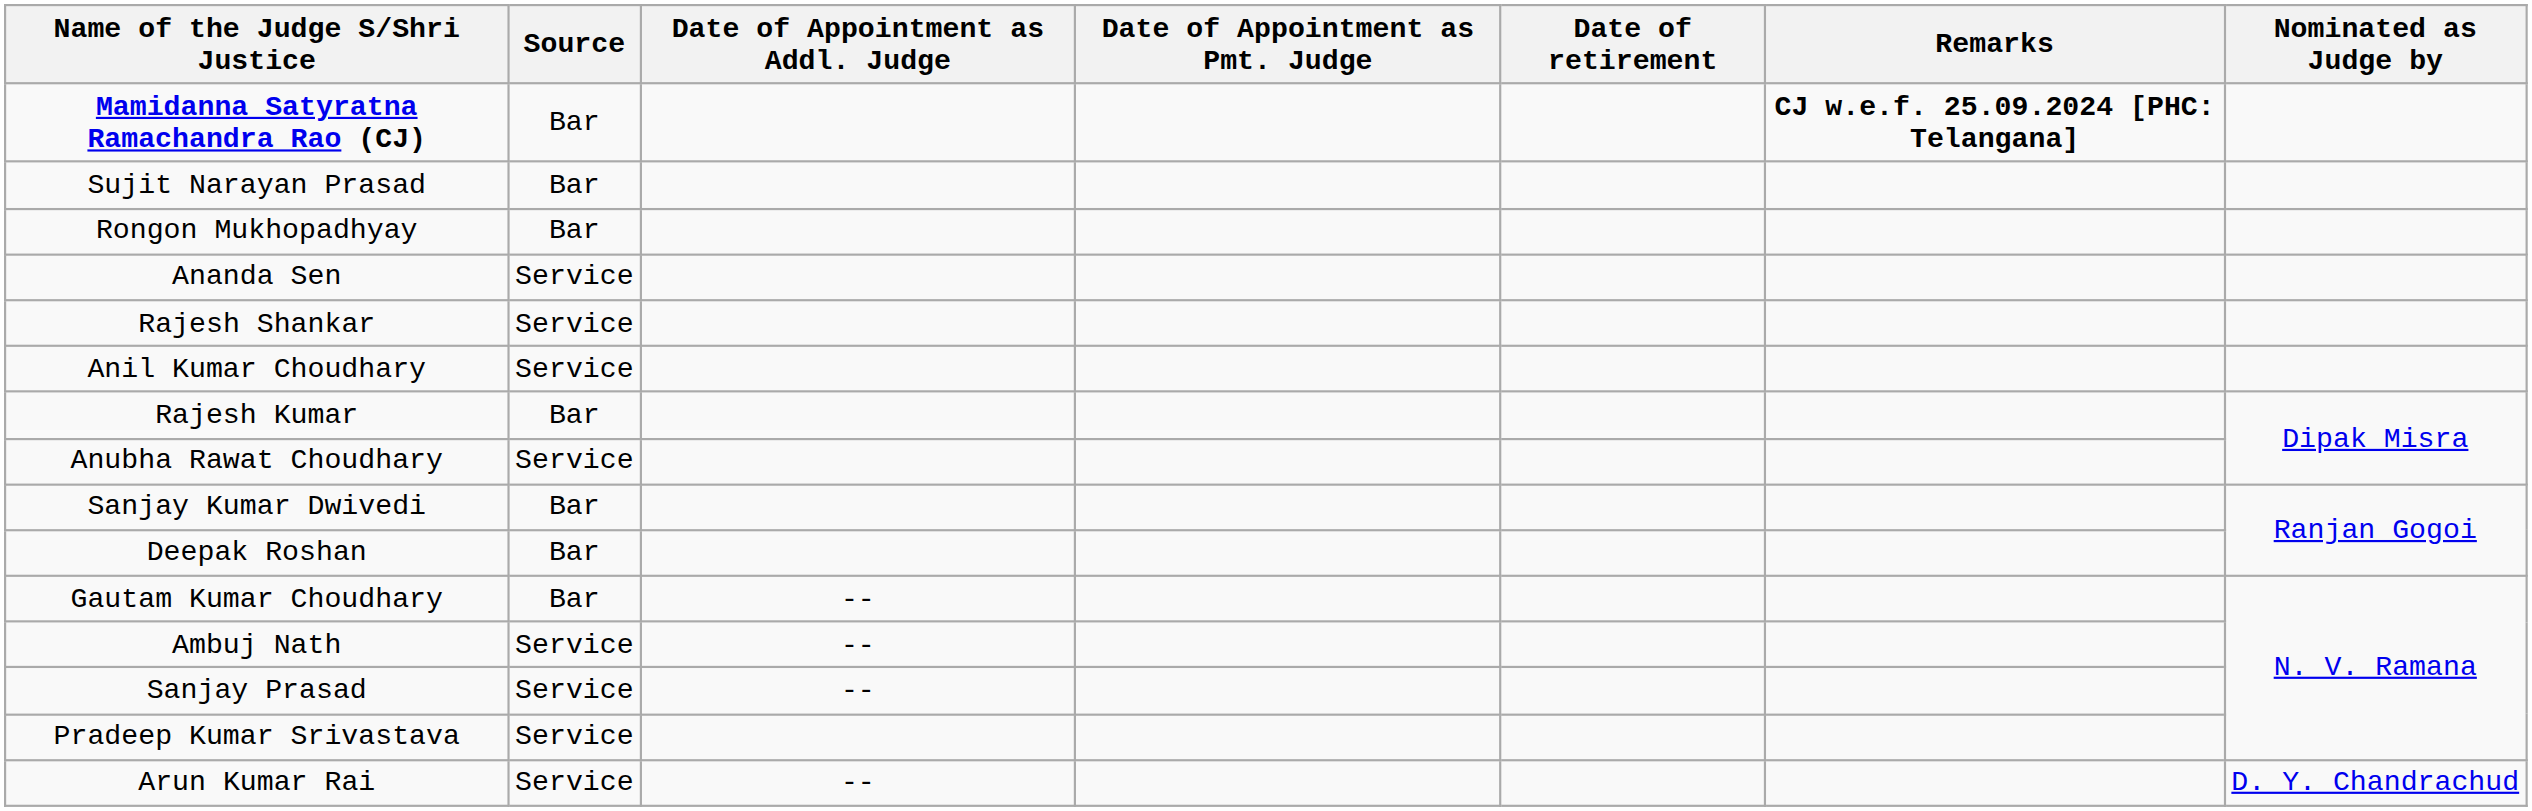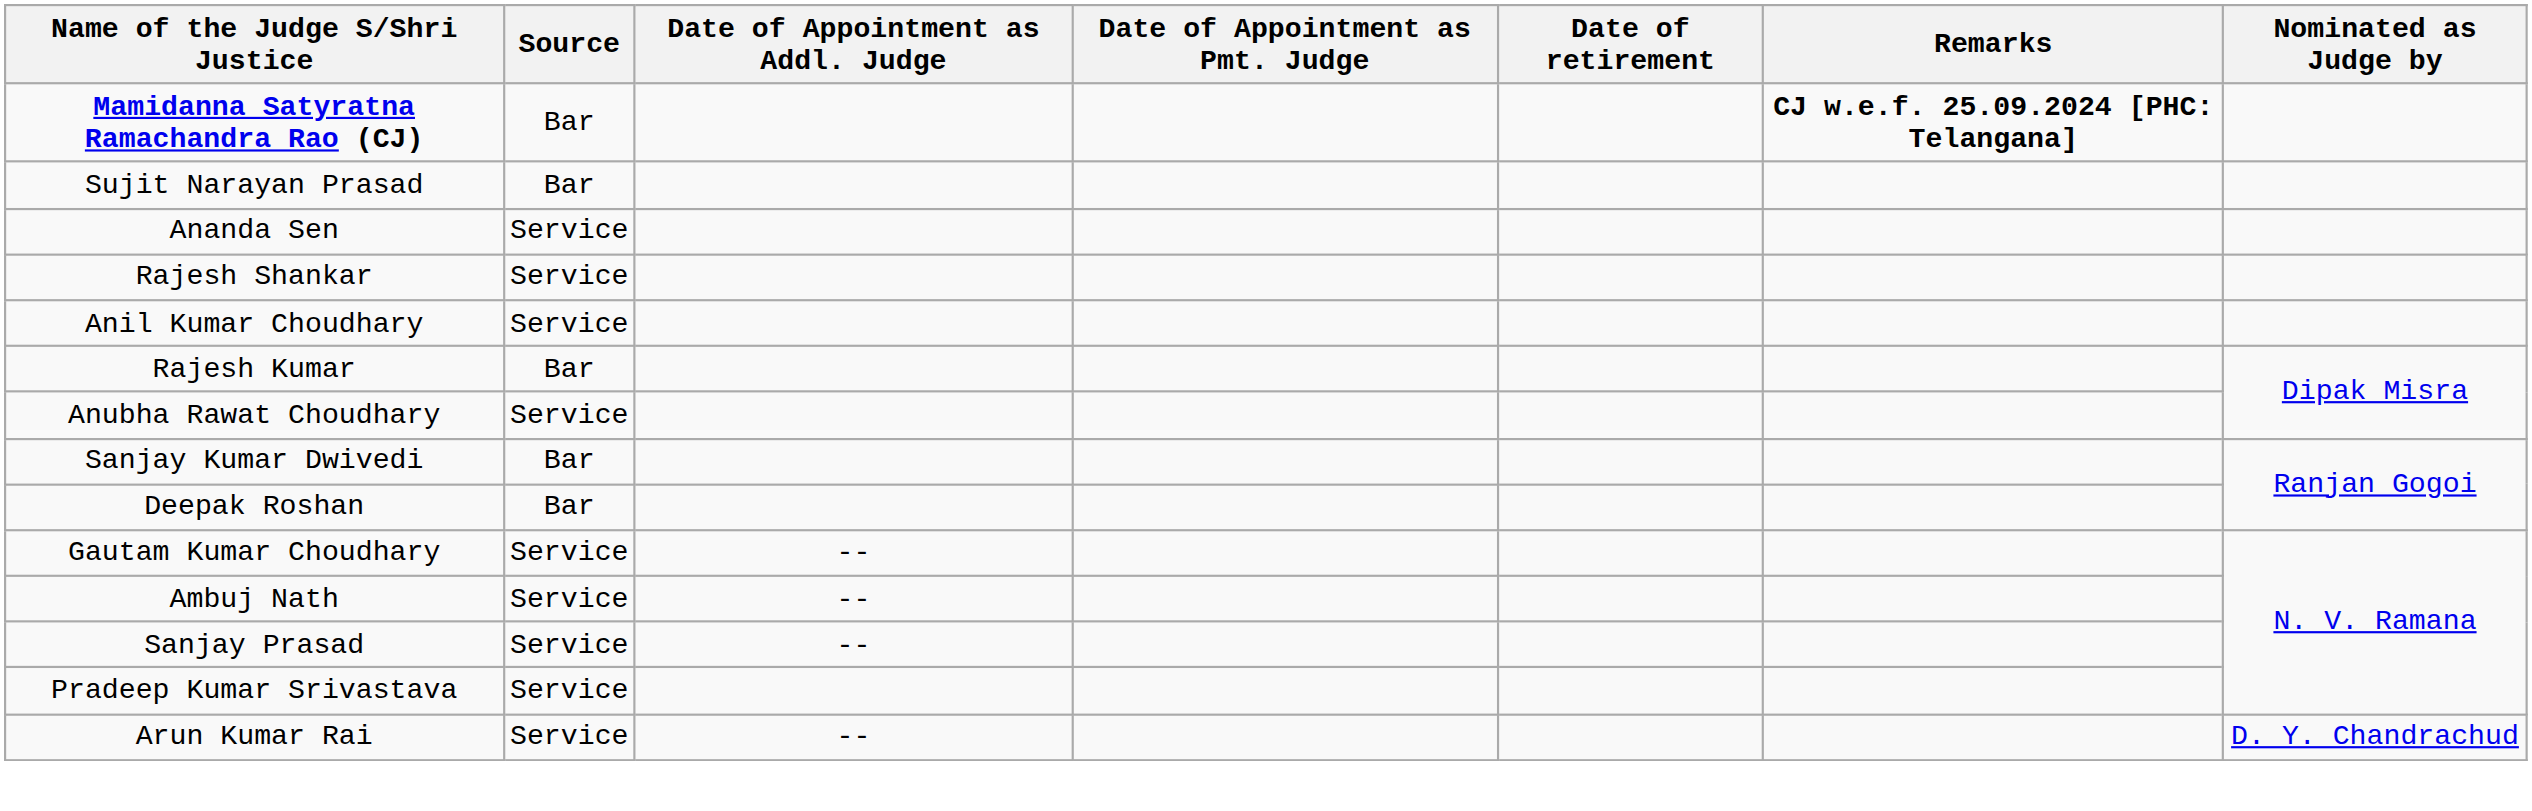- row: (257, 231)
(574, 599) Bar -> (569, 553) Service
